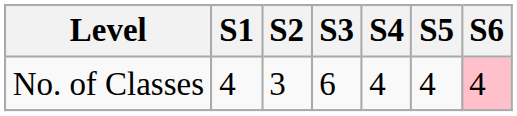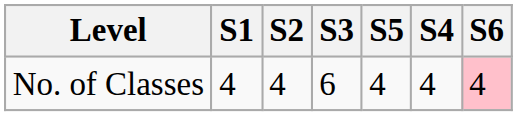columns swapped: (387, 30) <-> (437, 30)
(277, 82) 3 -> (277, 82) 4
